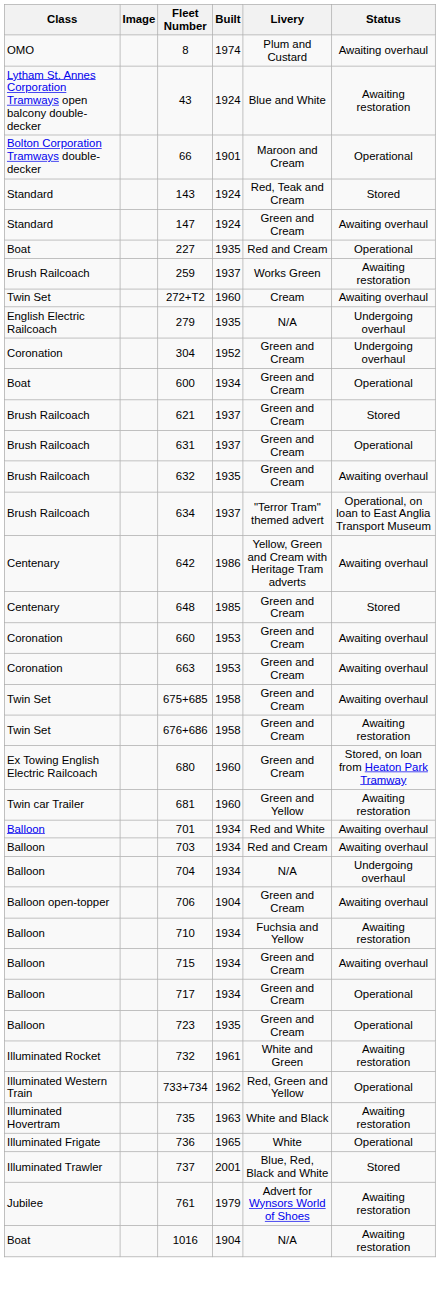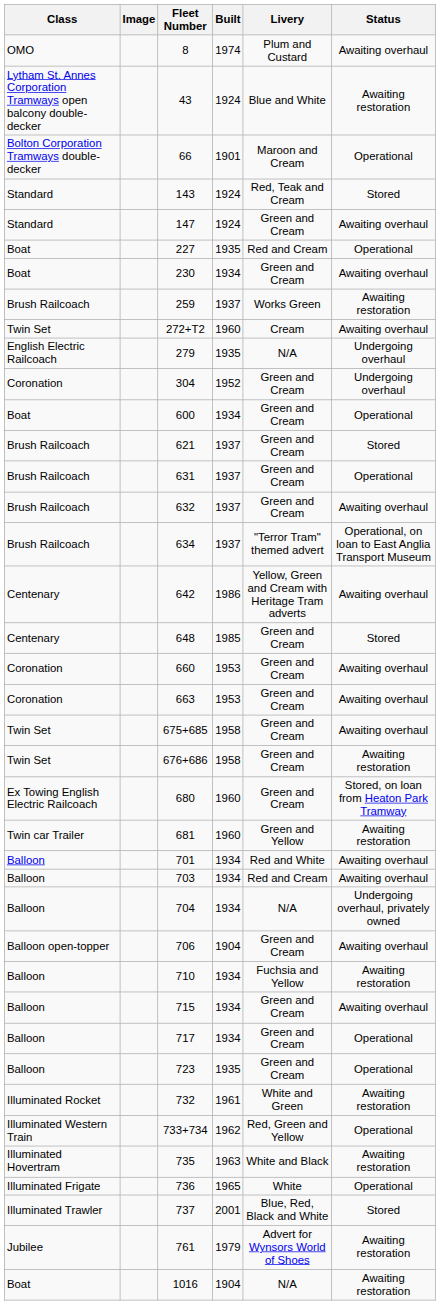+ row: (185, 273)
(228, 476) 1935 -> (228, 507) 1937
(383, 871) Undergoing overhaul -> (383, 908) Undergoing overhaul, privately owned
